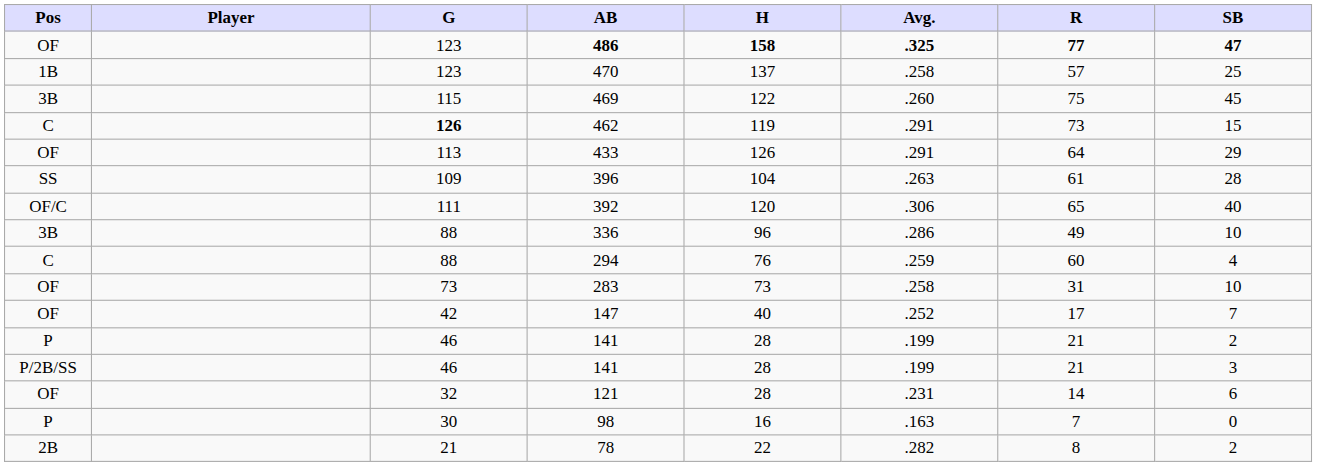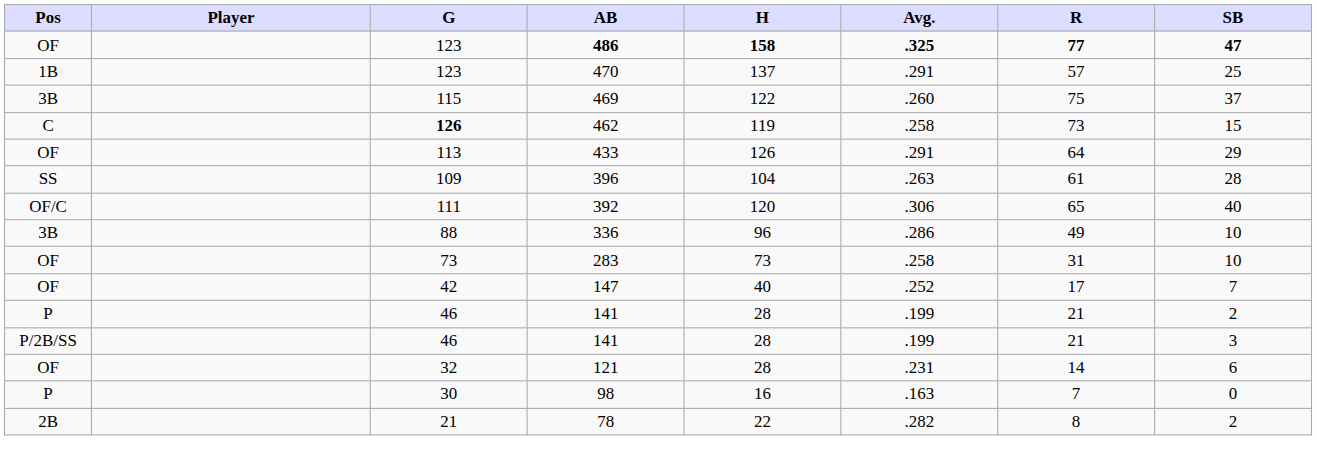(919, 71) .258 -> (919, 71) .291
(1233, 98) 45 -> (1233, 98) 37
(919, 125) .291 -> (919, 125) .258
- row: (48, 260)
